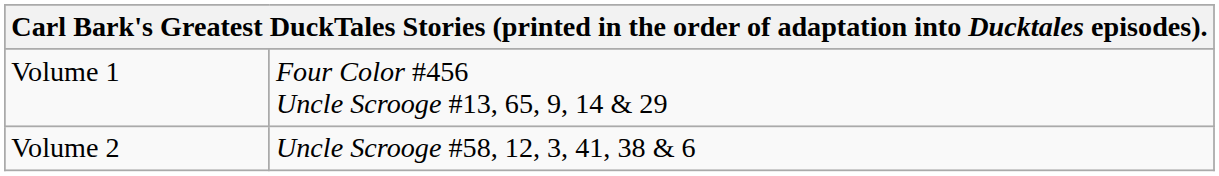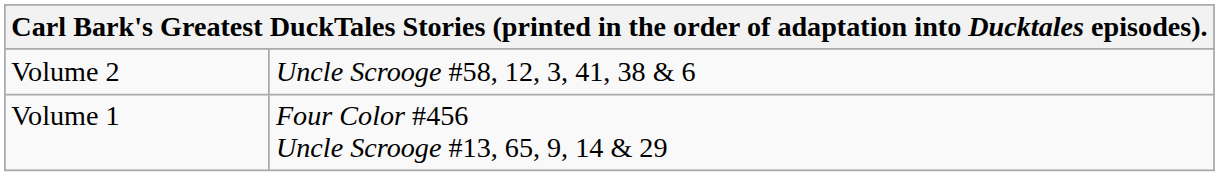rows swapped: (65, 71) <-> (65, 147)
